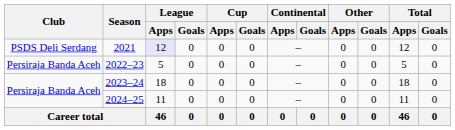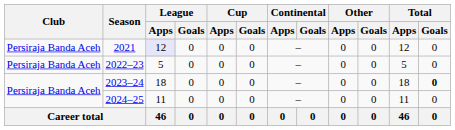(54, 47) PSDS Deli Serdang -> (54, 47) Persiraja Banda Aceh
(434, 82) normal -> (434, 82) bold
